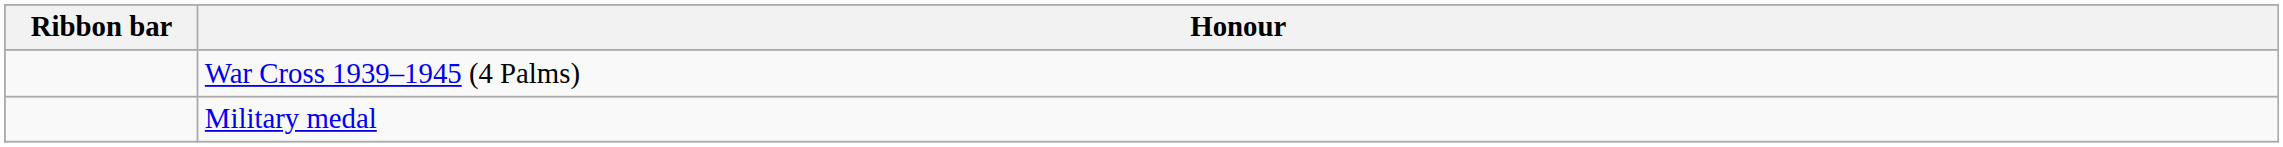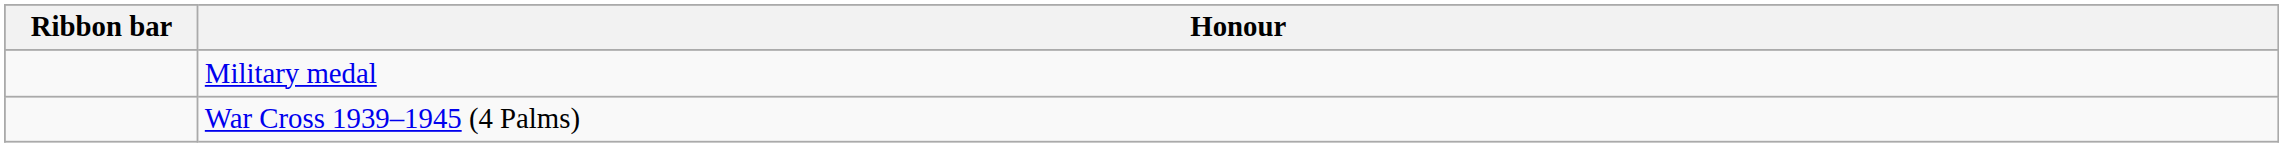rows swapped: (291, 118) <-> (392, 73)
